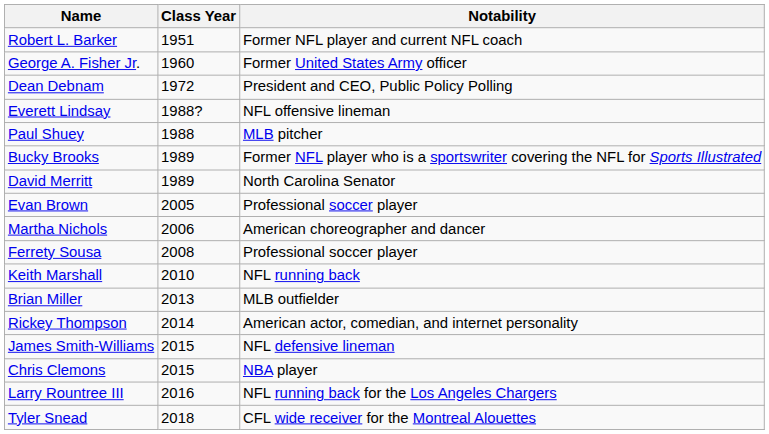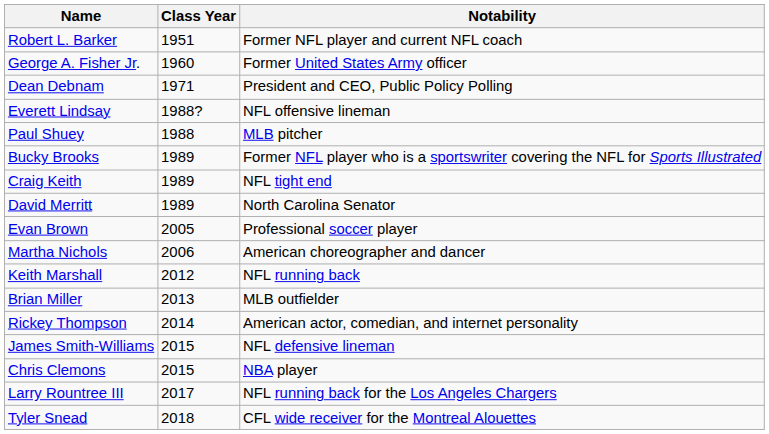(178, 87) 1972 -> (178, 87) 1971
+ row: (45, 181)
- row: (55, 252)
(178, 275) 2010 -> (178, 275) 2012
(178, 393) 2016 -> (178, 393) 2017
